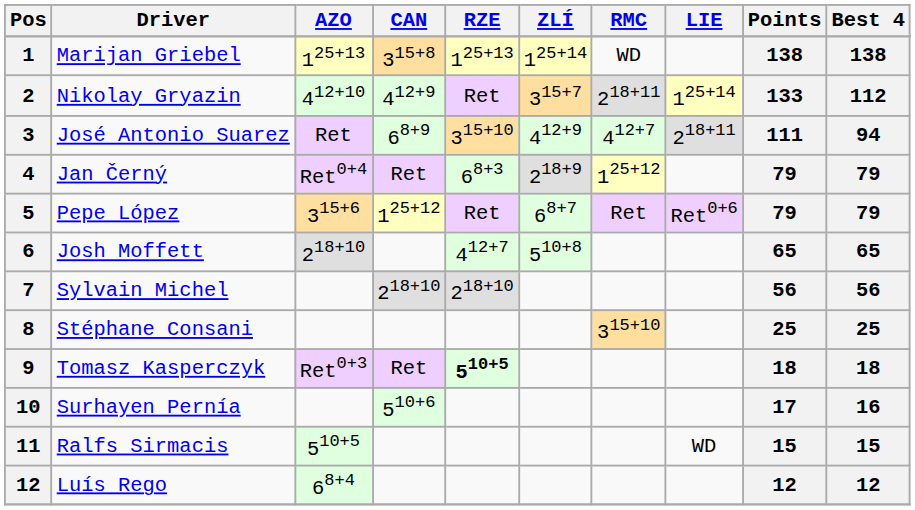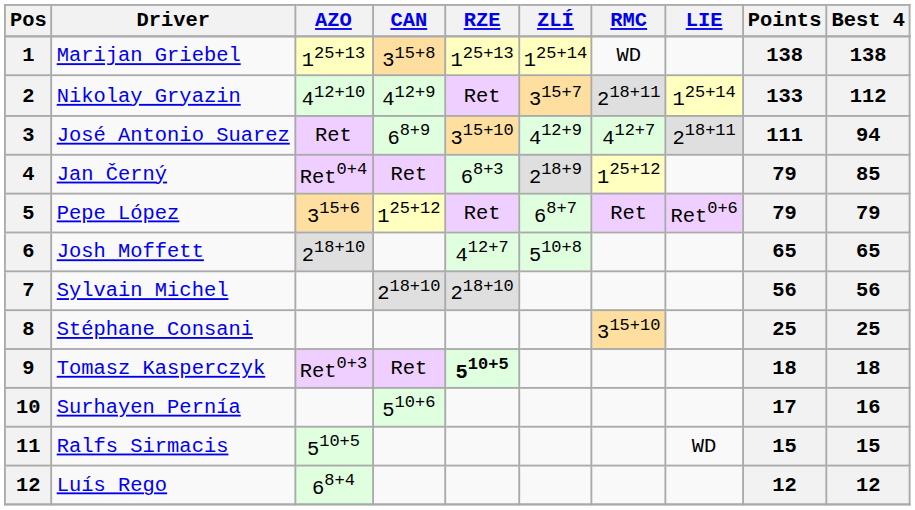(868, 174) 79 -> (868, 174) 85
